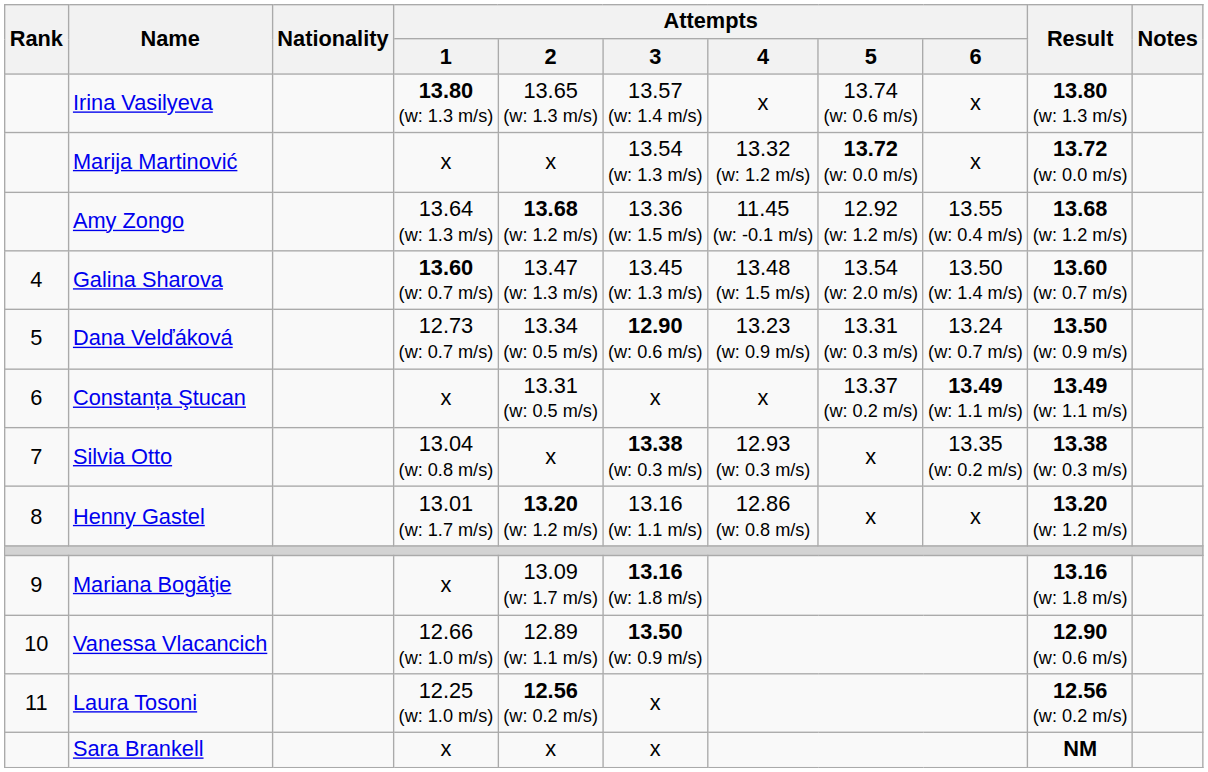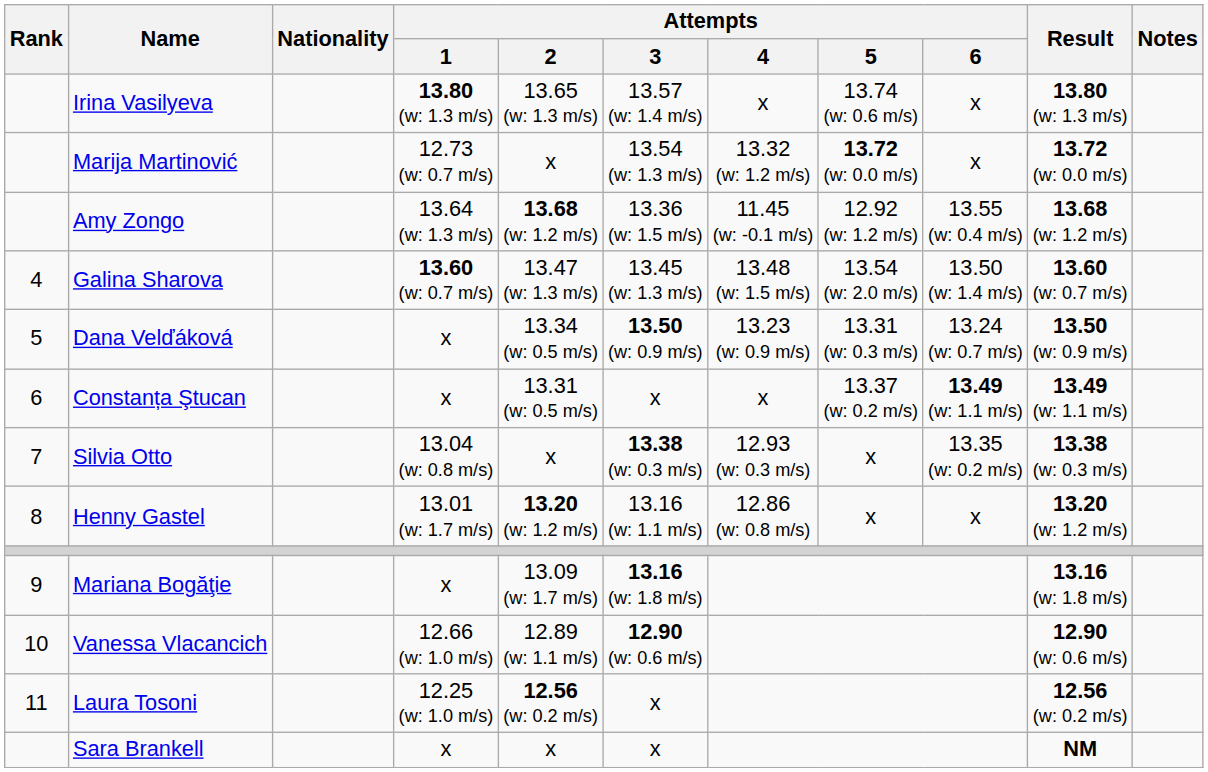(446, 162) x -> (446, 162) 12.73 (w: 0.7 m/s)
(446, 338) 12.73 (w: 0.7 m/s) -> (446, 338) x
(655, 338) 12.90 (w: 0.6 m/s) -> (655, 338) 13.50 (w: 0.9 m/s)
(655, 643) 13.50 (w: 0.9 m/s) -> (655, 643) 12.90 (w: 0.6 m/s)
